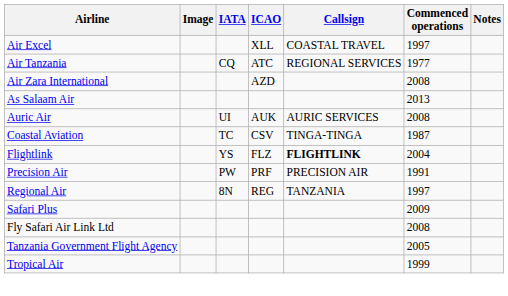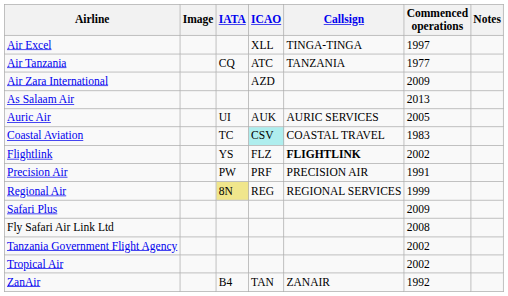(336, 44) COASTAL TRAVEL -> (324, 44) TINGA-TINGA
(344, 63) REGIONAL SERVICES -> (316, 63) TANZANIA
(418, 81) 2008 -> (418, 81) 2009
(418, 117) 2008 -> (418, 117) 2005
(262, 136) no background -> (262, 136) paleturquoise background
(324, 136) TINGA-TINGA -> (336, 136) COASTAL TRAVEL
(418, 136) 1987 -> (418, 136) 1983
(418, 154) 2004 -> (418, 154) 2002
(226, 191) no background -> (226, 191) khaki background
(316, 191) TANZANIA -> (344, 191) REGIONAL SERVICES
(418, 191) 1997 -> (418, 191) 1999
(418, 245) 2005 -> (418, 245) 2002
(418, 264) 1999 -> (418, 264) 2002
+ row: (24, 282)
